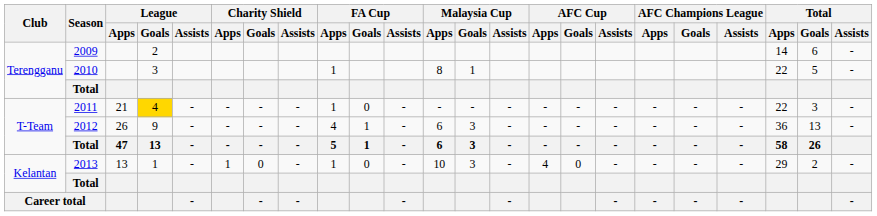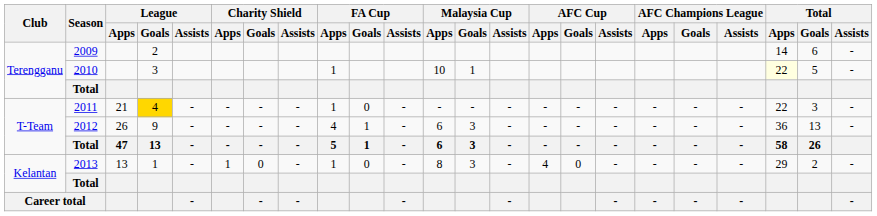(439, 70) 8 -> (439, 70) 10
(782, 70) no background -> (782, 70) lightyellow background
(439, 164) 10 -> (439, 164) 8
